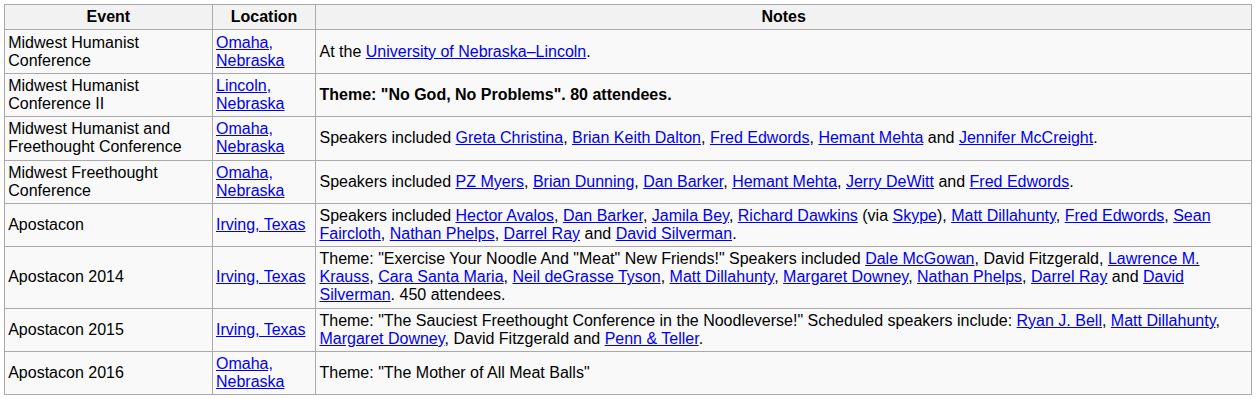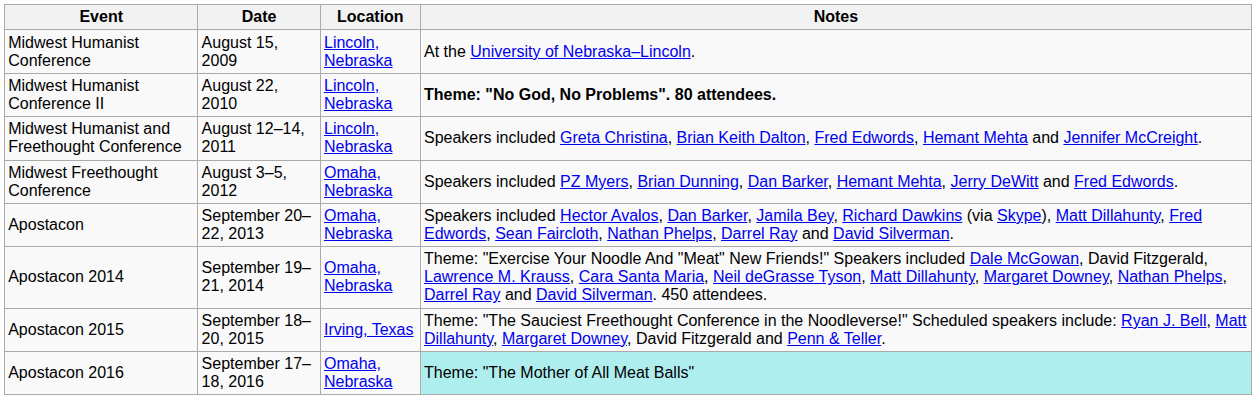+ column: (259, 17)
(250, 51) Omaha, Nebraska -> (358, 51) Lincoln, Nebraska
(250, 138) Omaha, Nebraska -> (358, 138) Lincoln, Nebraska
(261, 225) Irving, Texas -> (358, 225) Omaha, Nebraska
(261, 277) Irving, Texas -> (358, 277) Omaha, Nebraska
(455, 373) no background -> (559, 373) paleturquoise background
